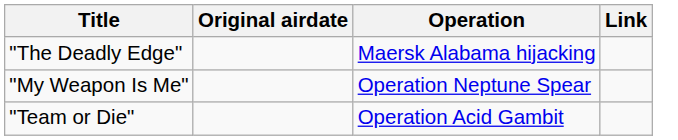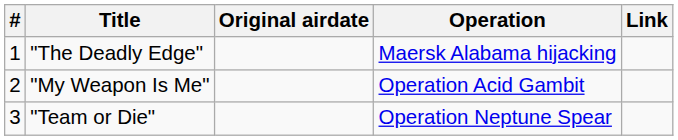+ column: (15, 20)
(474, 85) Operation Neptune Spear -> (482, 85) Operation Acid Gambit
(461, 118) Operation Acid Gambit -> (495, 118) Operation Neptune Spear
